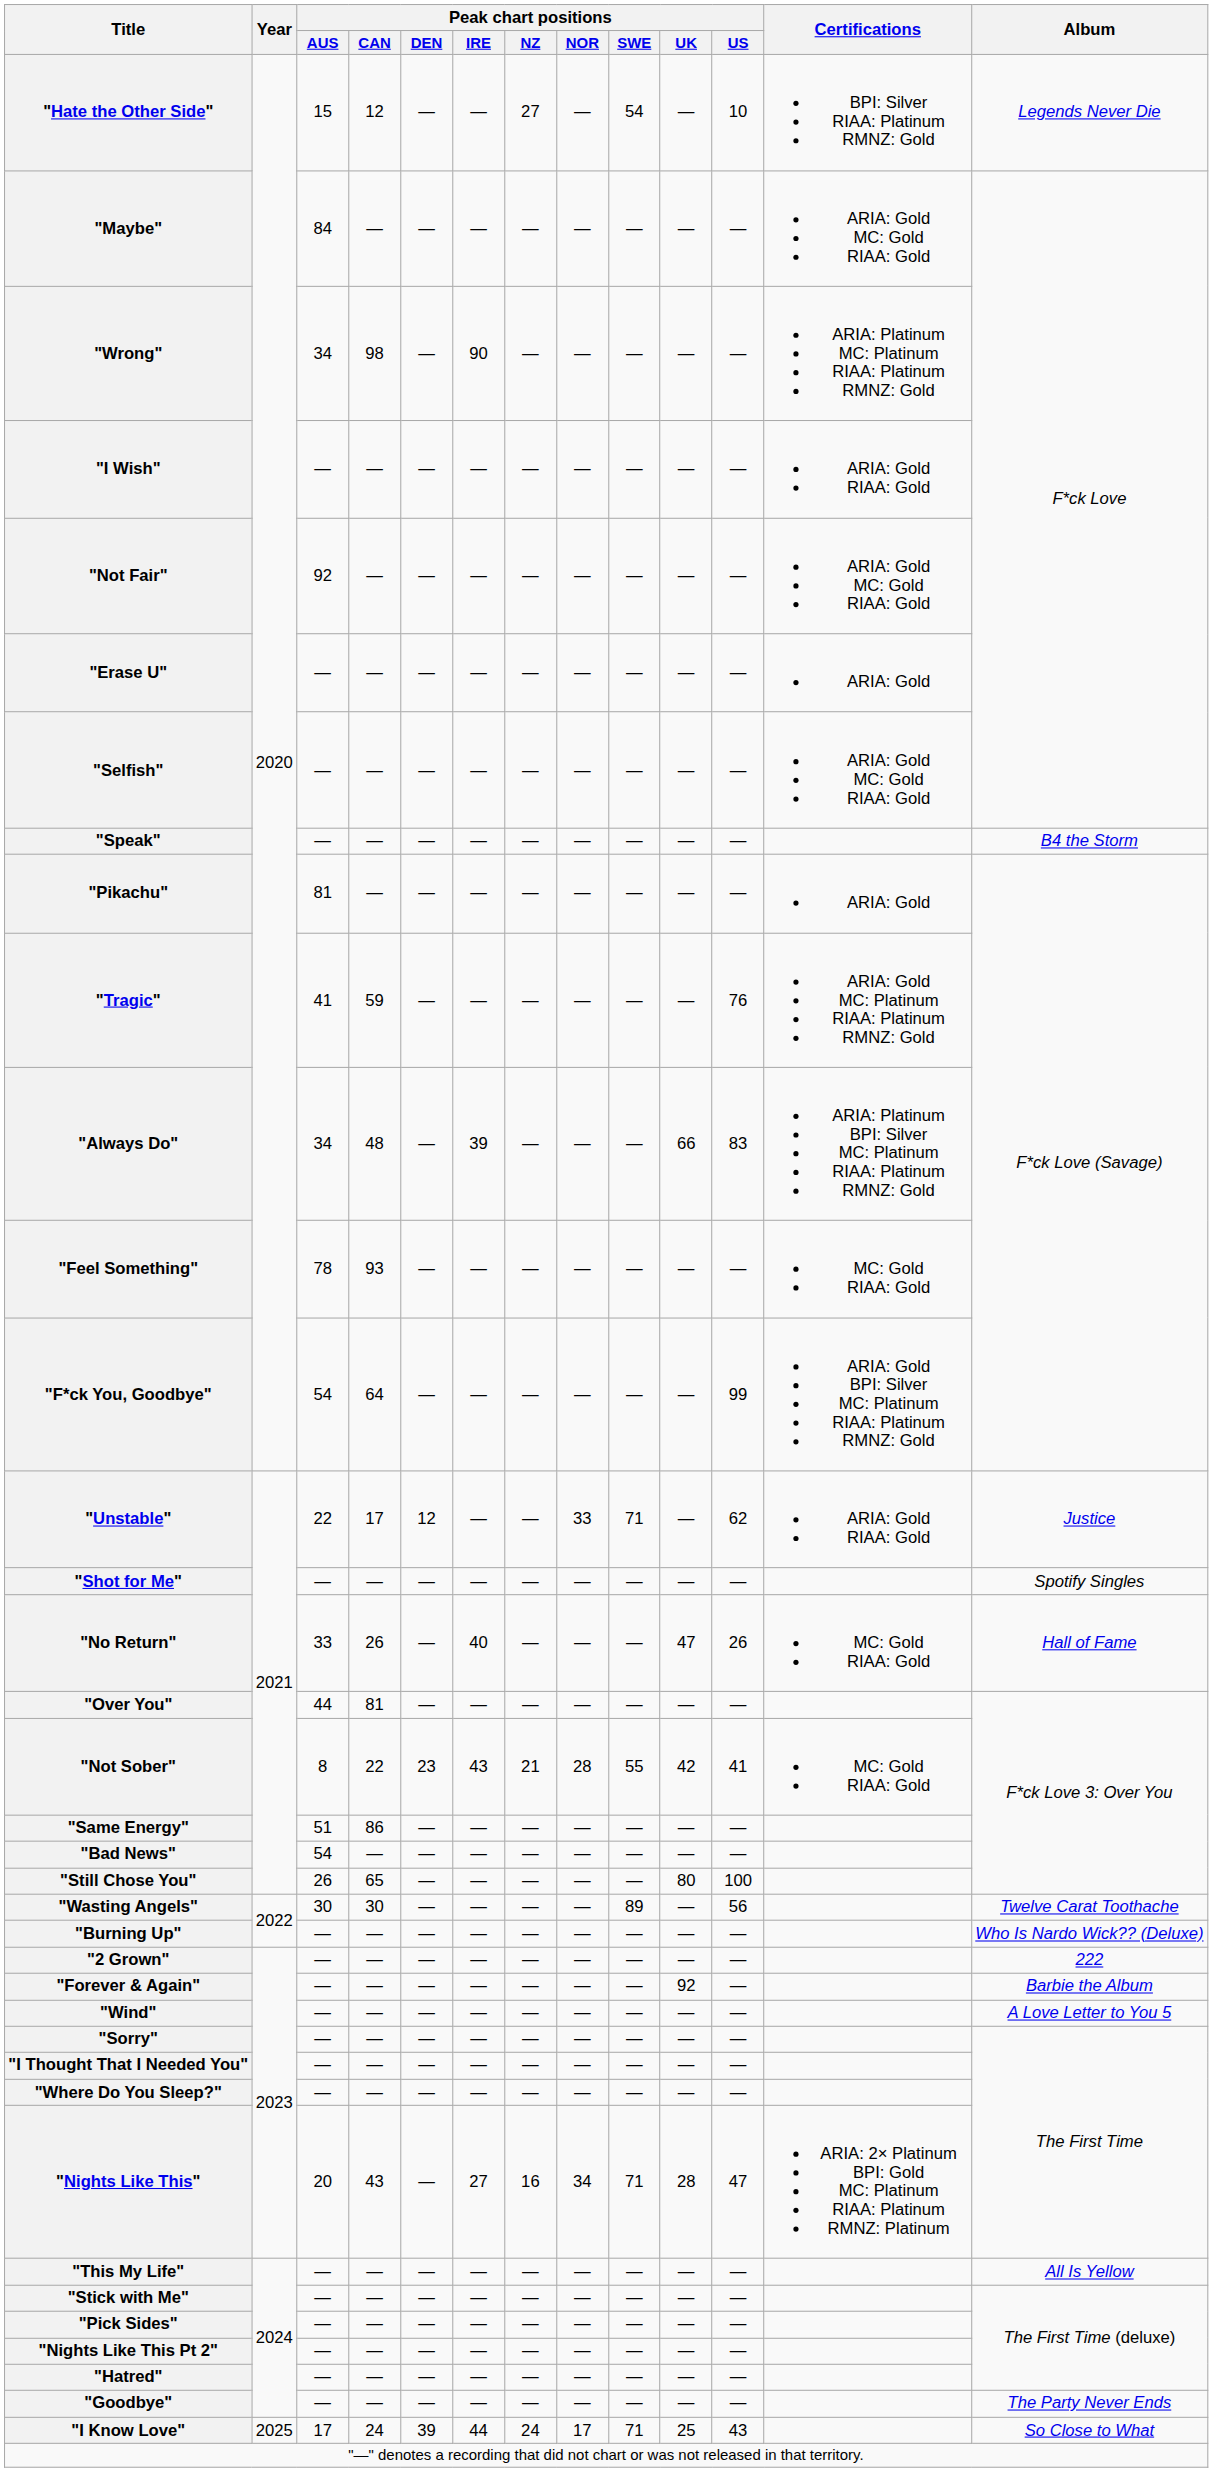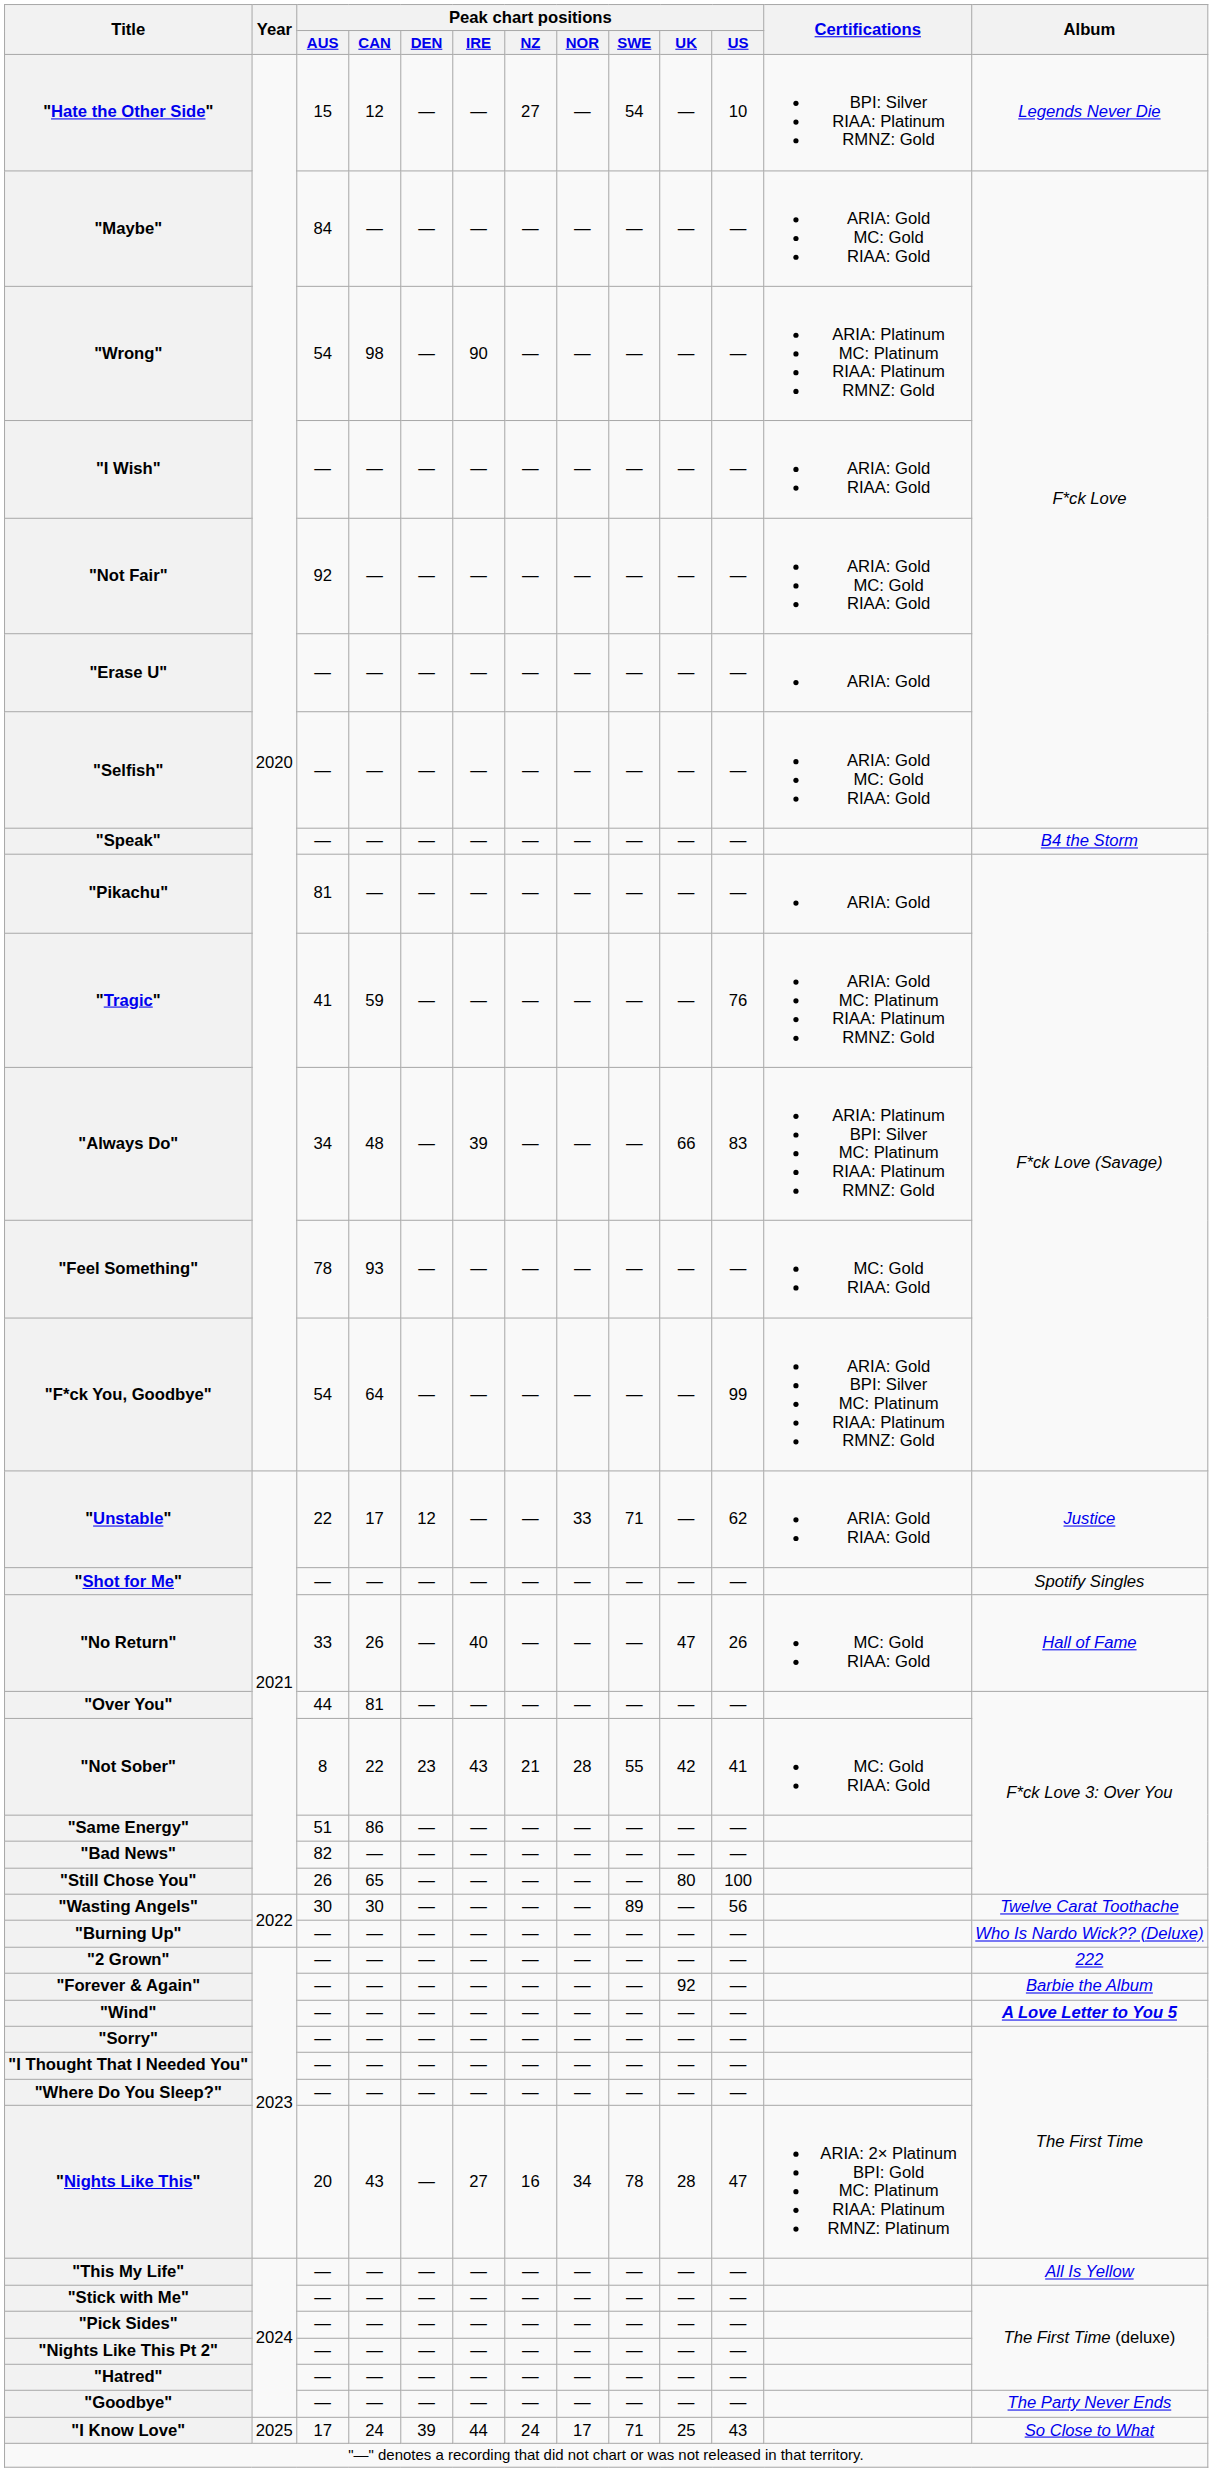(323, 353) 34 -> (323, 353) 54
(323, 1854) 54 -> (323, 1854) 82
(1089, 2012) normal -> (1089, 2012) bold
(634, 2181) 71 -> (634, 2181) 78
